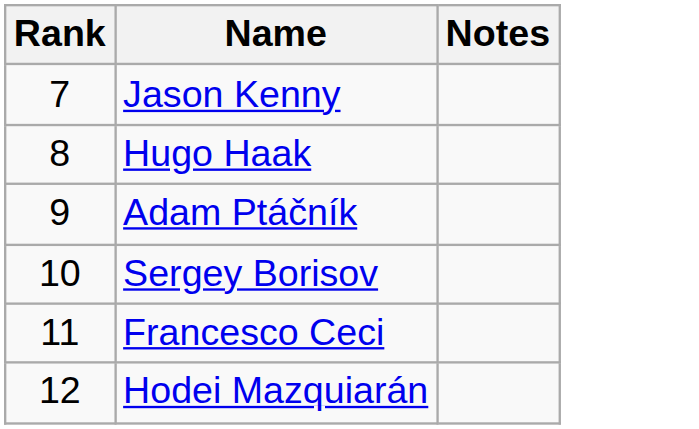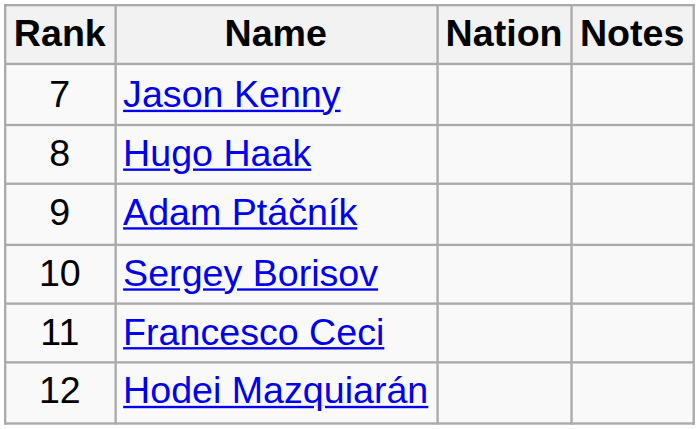+ column: (504, 34)
